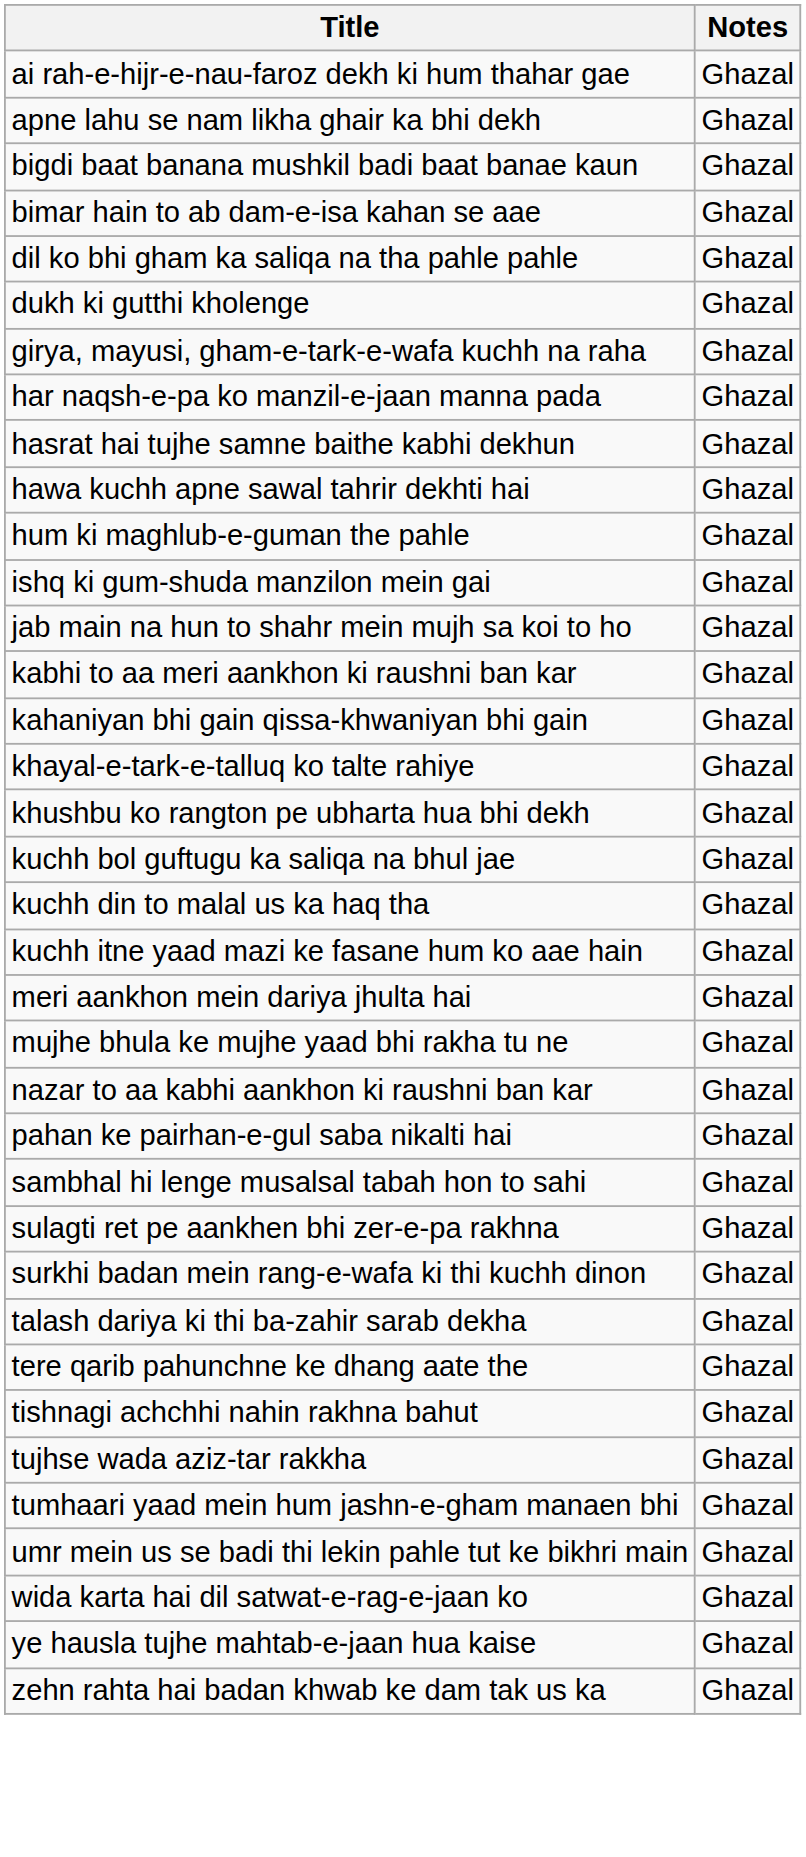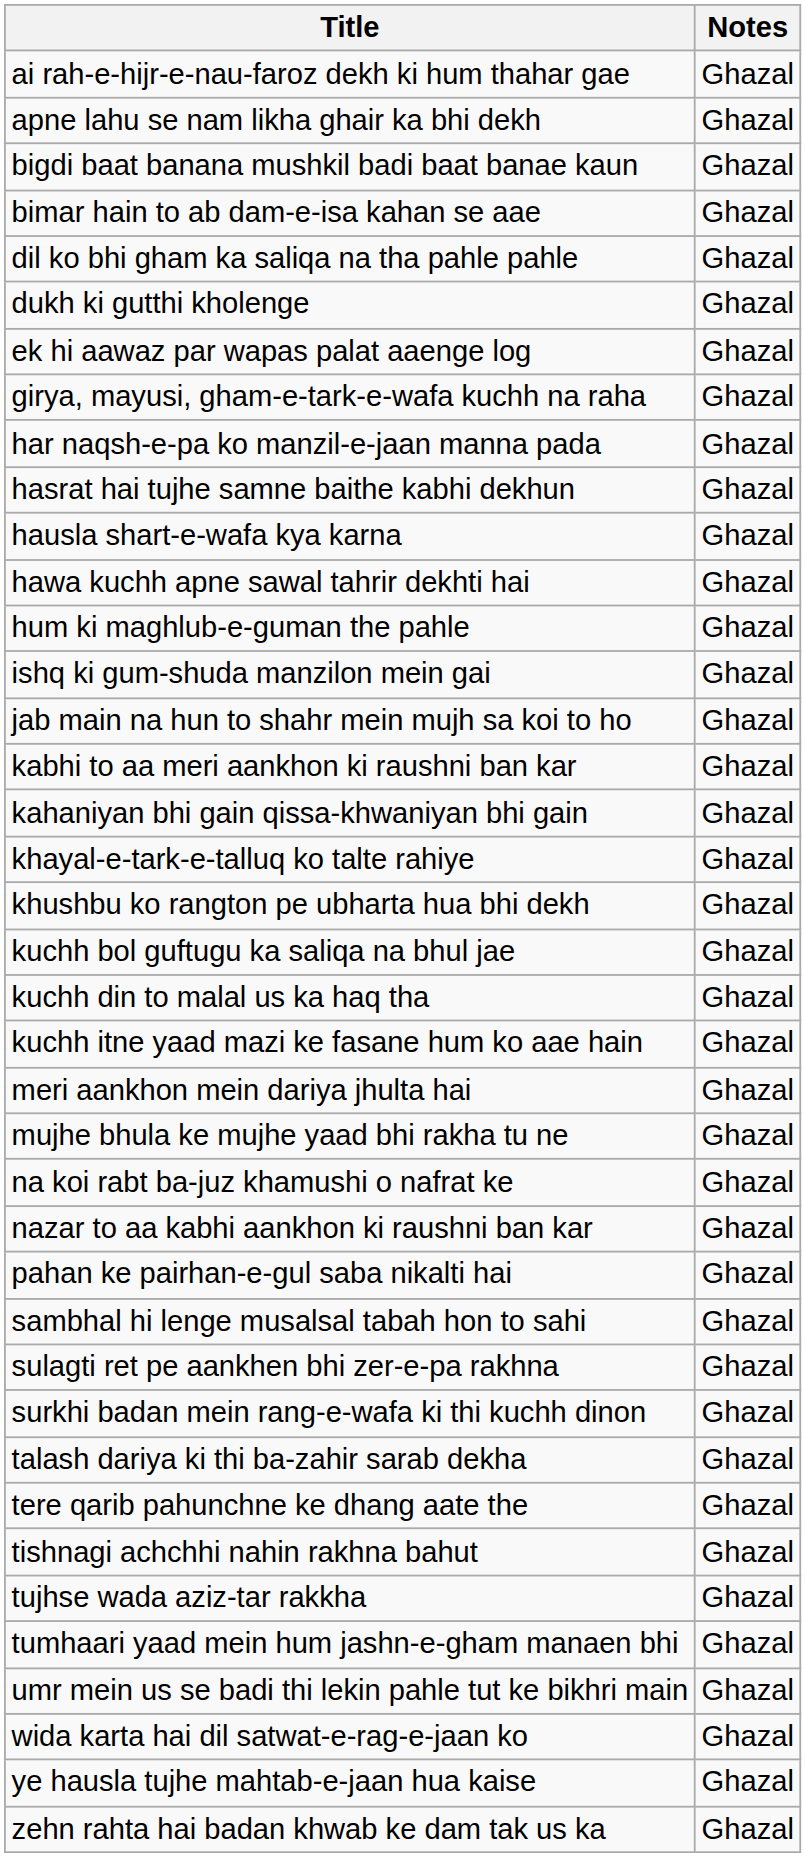+ row: (271, 350)
+ row: (207, 535)
+ row: (263, 1182)
